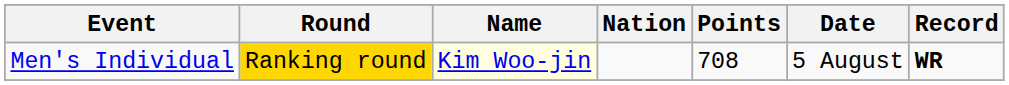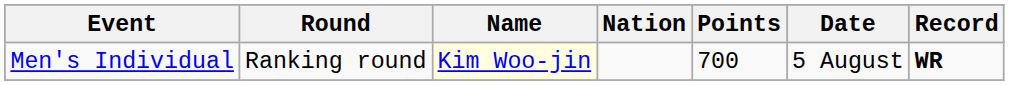(336, 62) gold background -> (336, 62) no background
(718, 62) 708 -> (718, 62) 700
